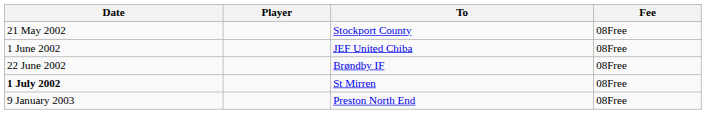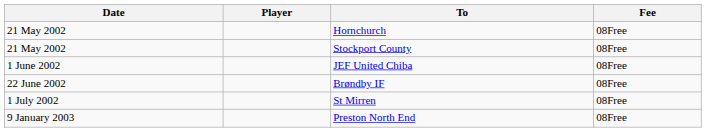+ row: (360, 30)
(34, 83) bold -> (33, 100) normal
